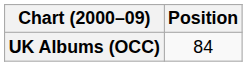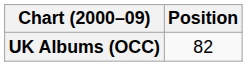(203, 46) 84 -> (203, 46) 82
